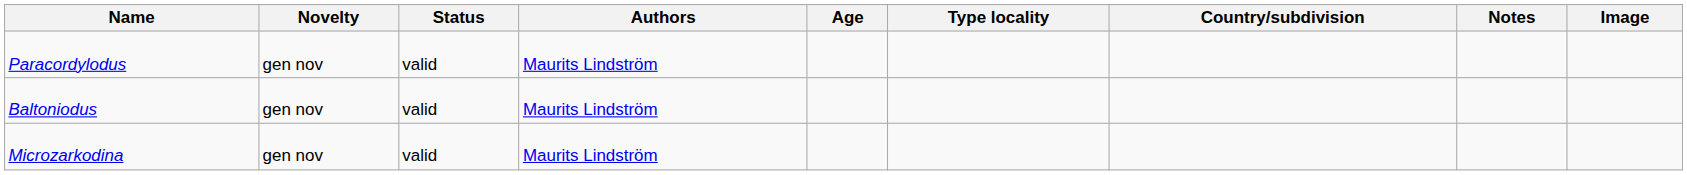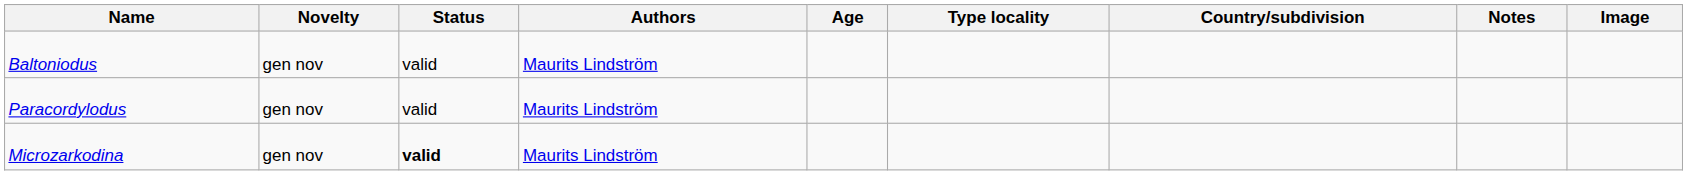rows swapped: (53, 109) <-> (67, 63)
(420, 155) normal -> (422, 155) bold
